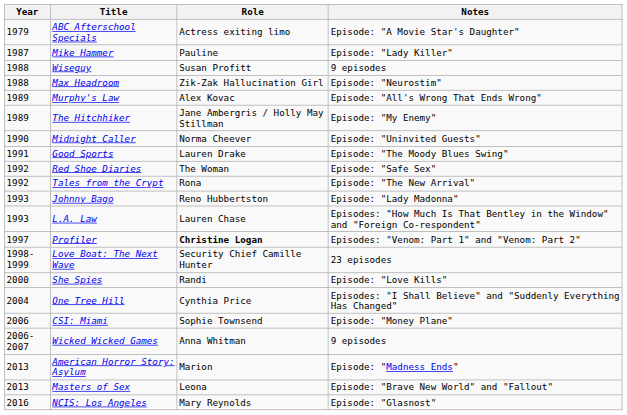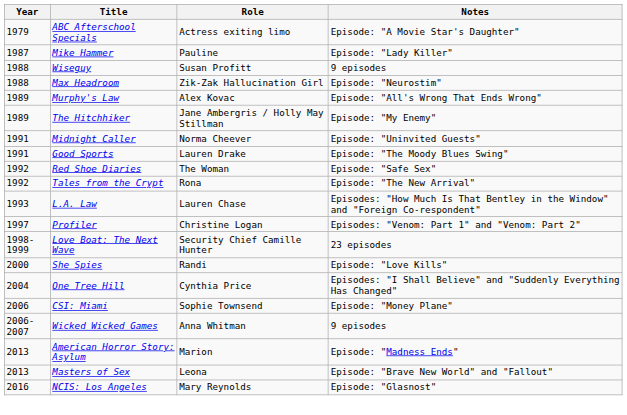(18, 138) 1990 -> (18, 138) 1991
- row: (83, 199)
(221, 239) bold -> (221, 224) normal
